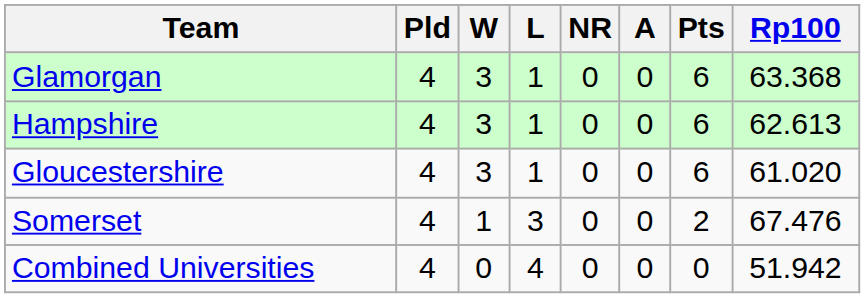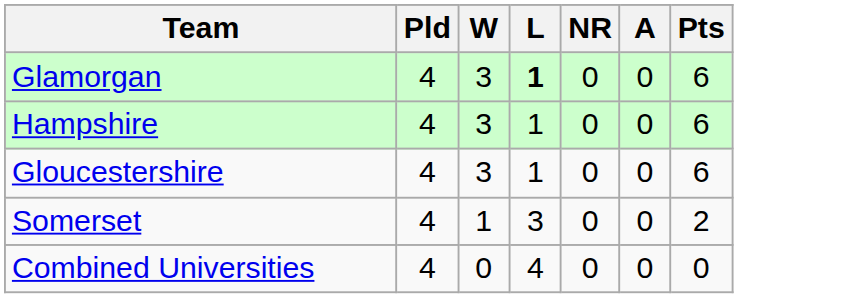- column: (795, 28)
(535, 76) normal -> (535, 76) bold
